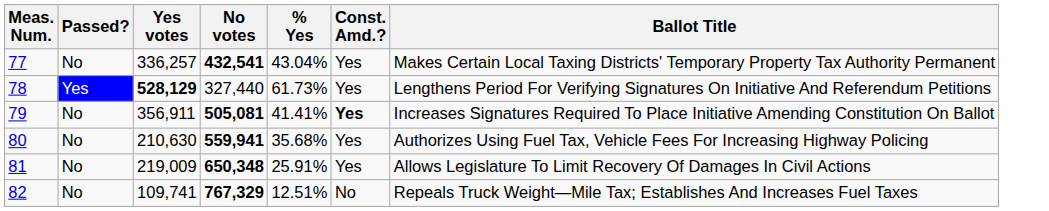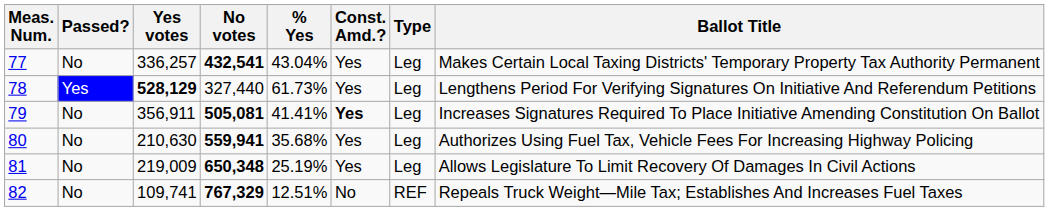+ column: (412, 26)
(299, 166) 25.91% -> (299, 166) 25.19%
